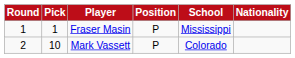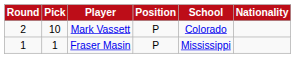rows swapped: (100, 29) <-> (100, 45)
